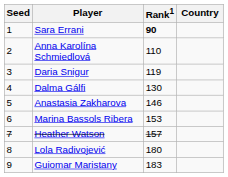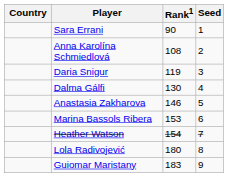columns swapped: (200, 13) <-> (18, 13)
(151, 30) bold -> (170, 30) normal
(153, 51) 110 -> (173, 51) 108
(154, 134) 157 -> (173, 134) 154
